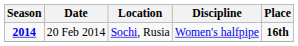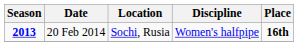(24, 32) 2014 -> (24, 32) 2013
